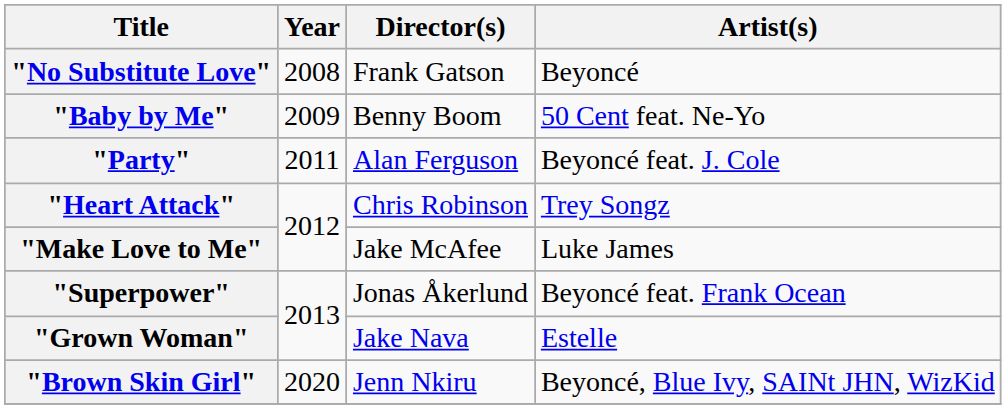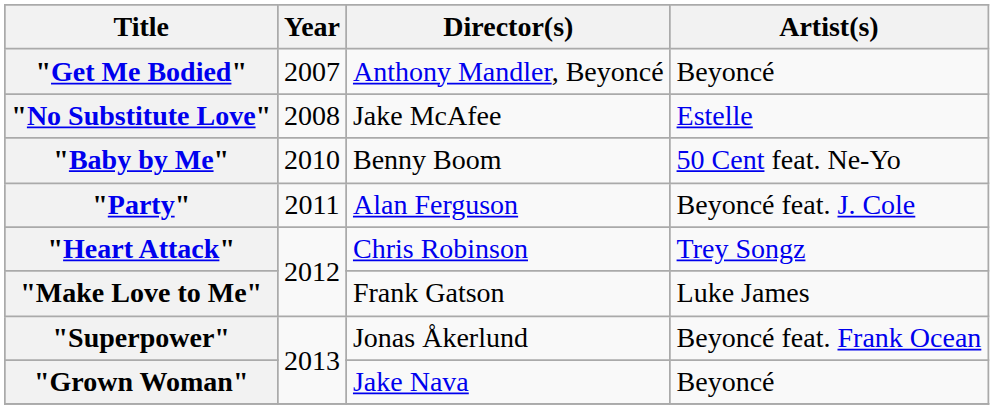+ row: (141, 71)
(429, 71) Frank Gatson -> (427, 115) Jake McAfee
(590, 71) Beyoncé -> (715, 115) Estelle
(312, 115) 2009 -> (312, 159) 2010
(427, 248) Jake McAfee -> (429, 293) Frank Gatson
(579, 337) Estelle -> (726, 381) Beyoncé
- row: (141, 381)
